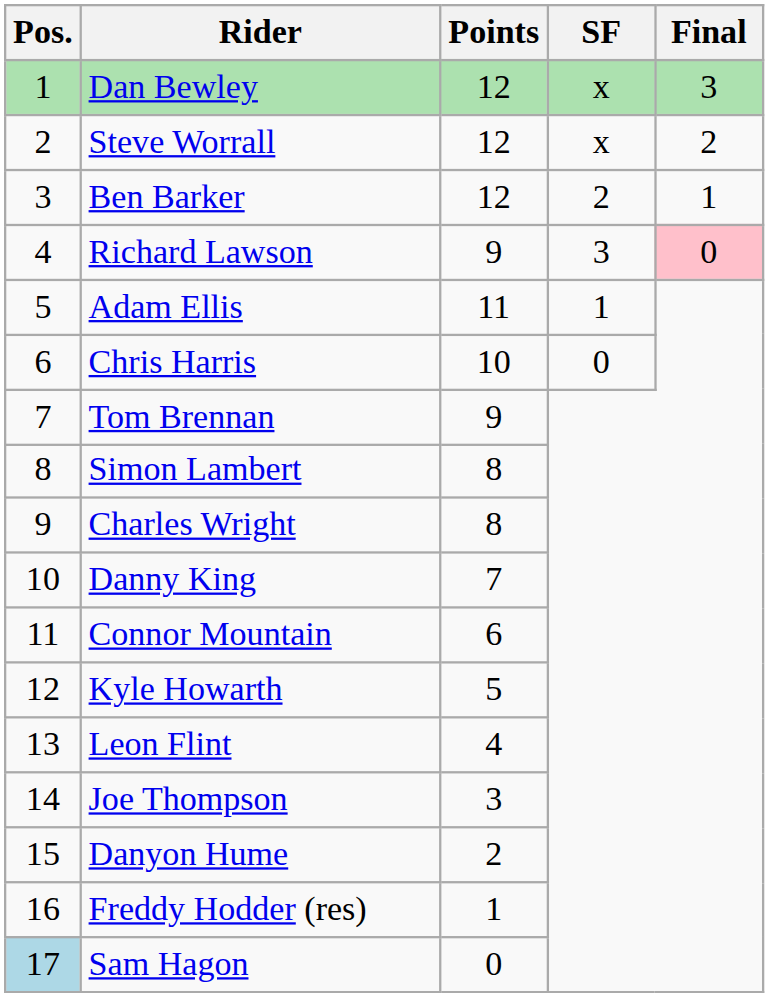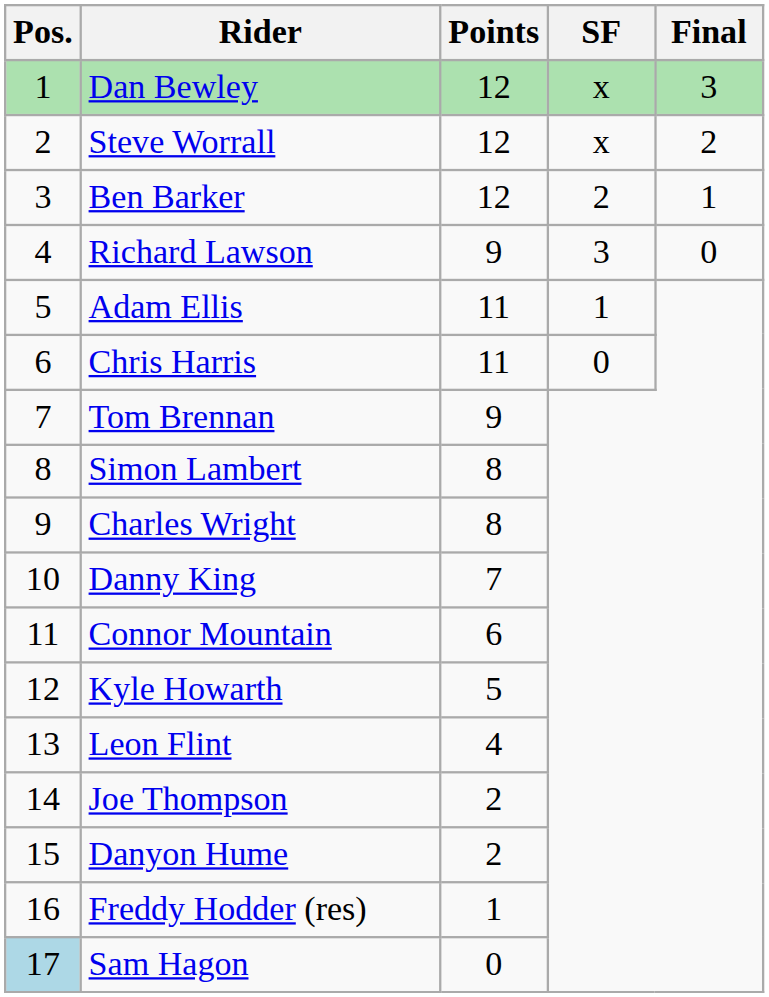(709, 251) pink background -> (709, 251) no background
(494, 360) 10 -> (494, 360) 11
(494, 799) 3 -> (494, 799) 2
